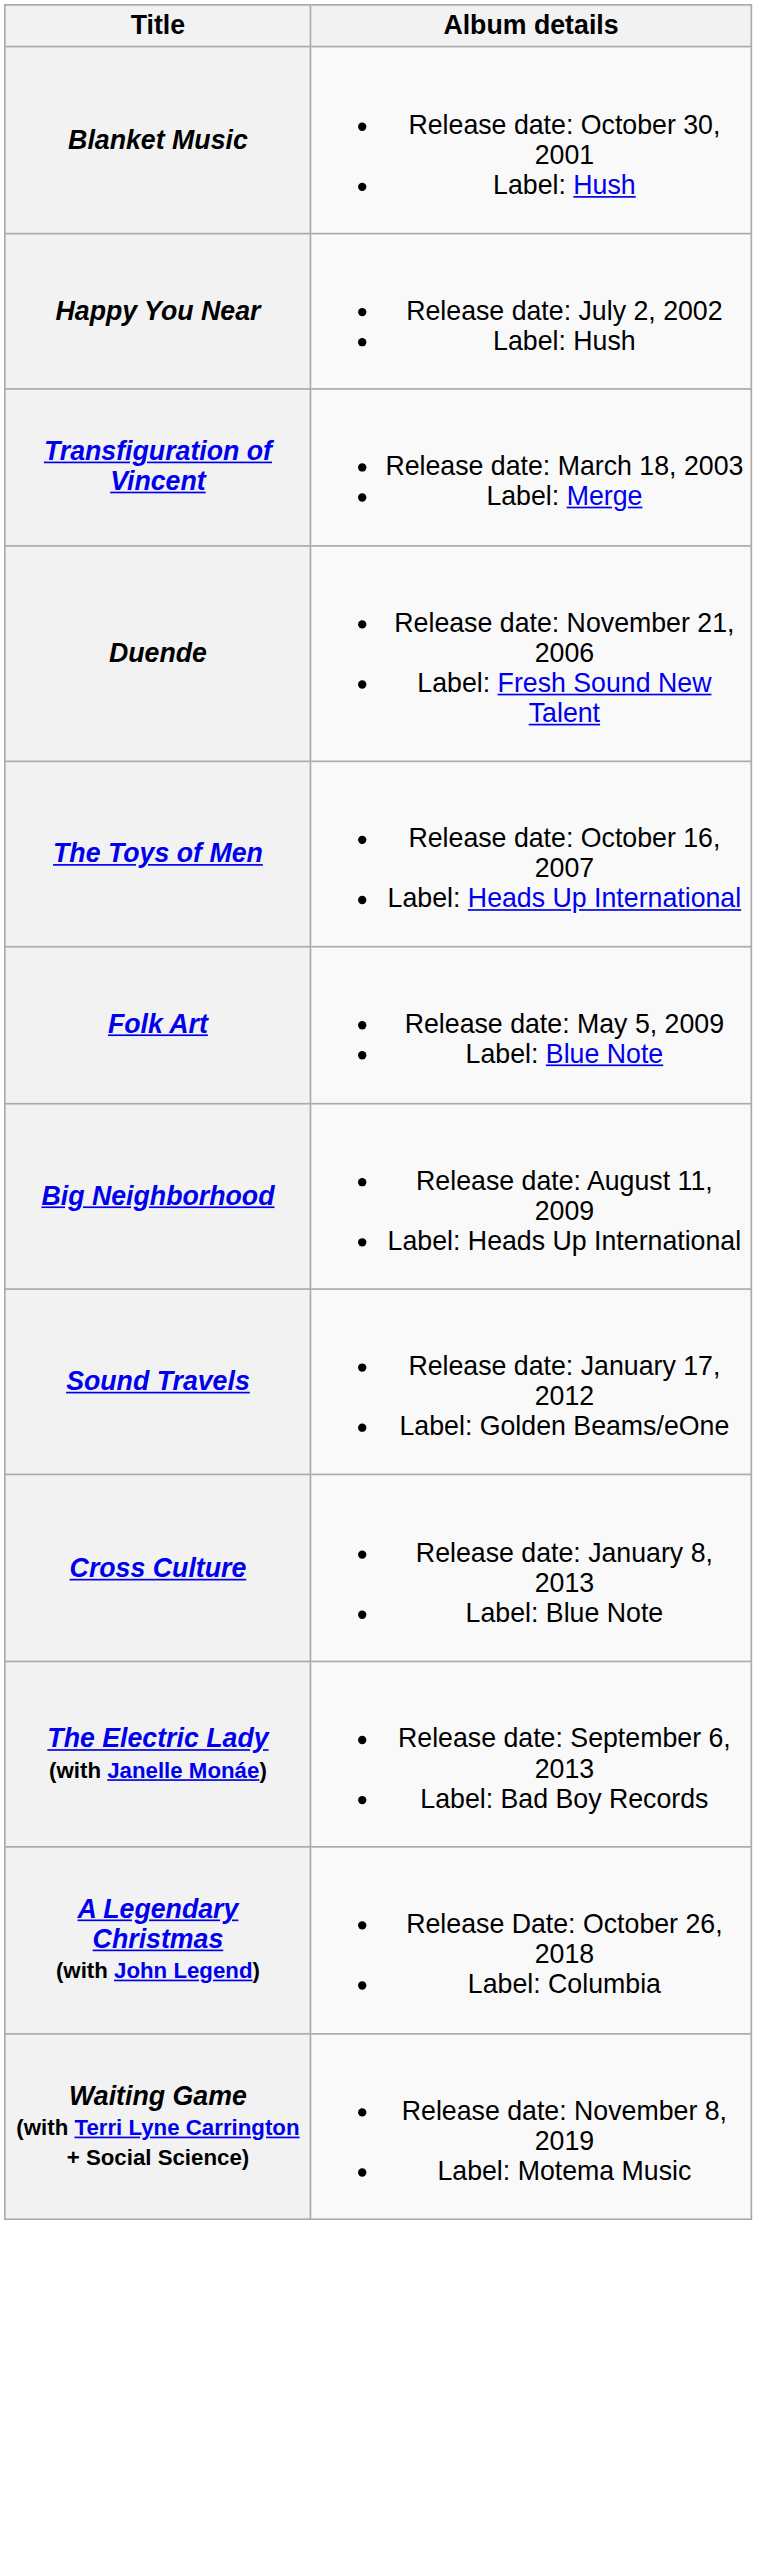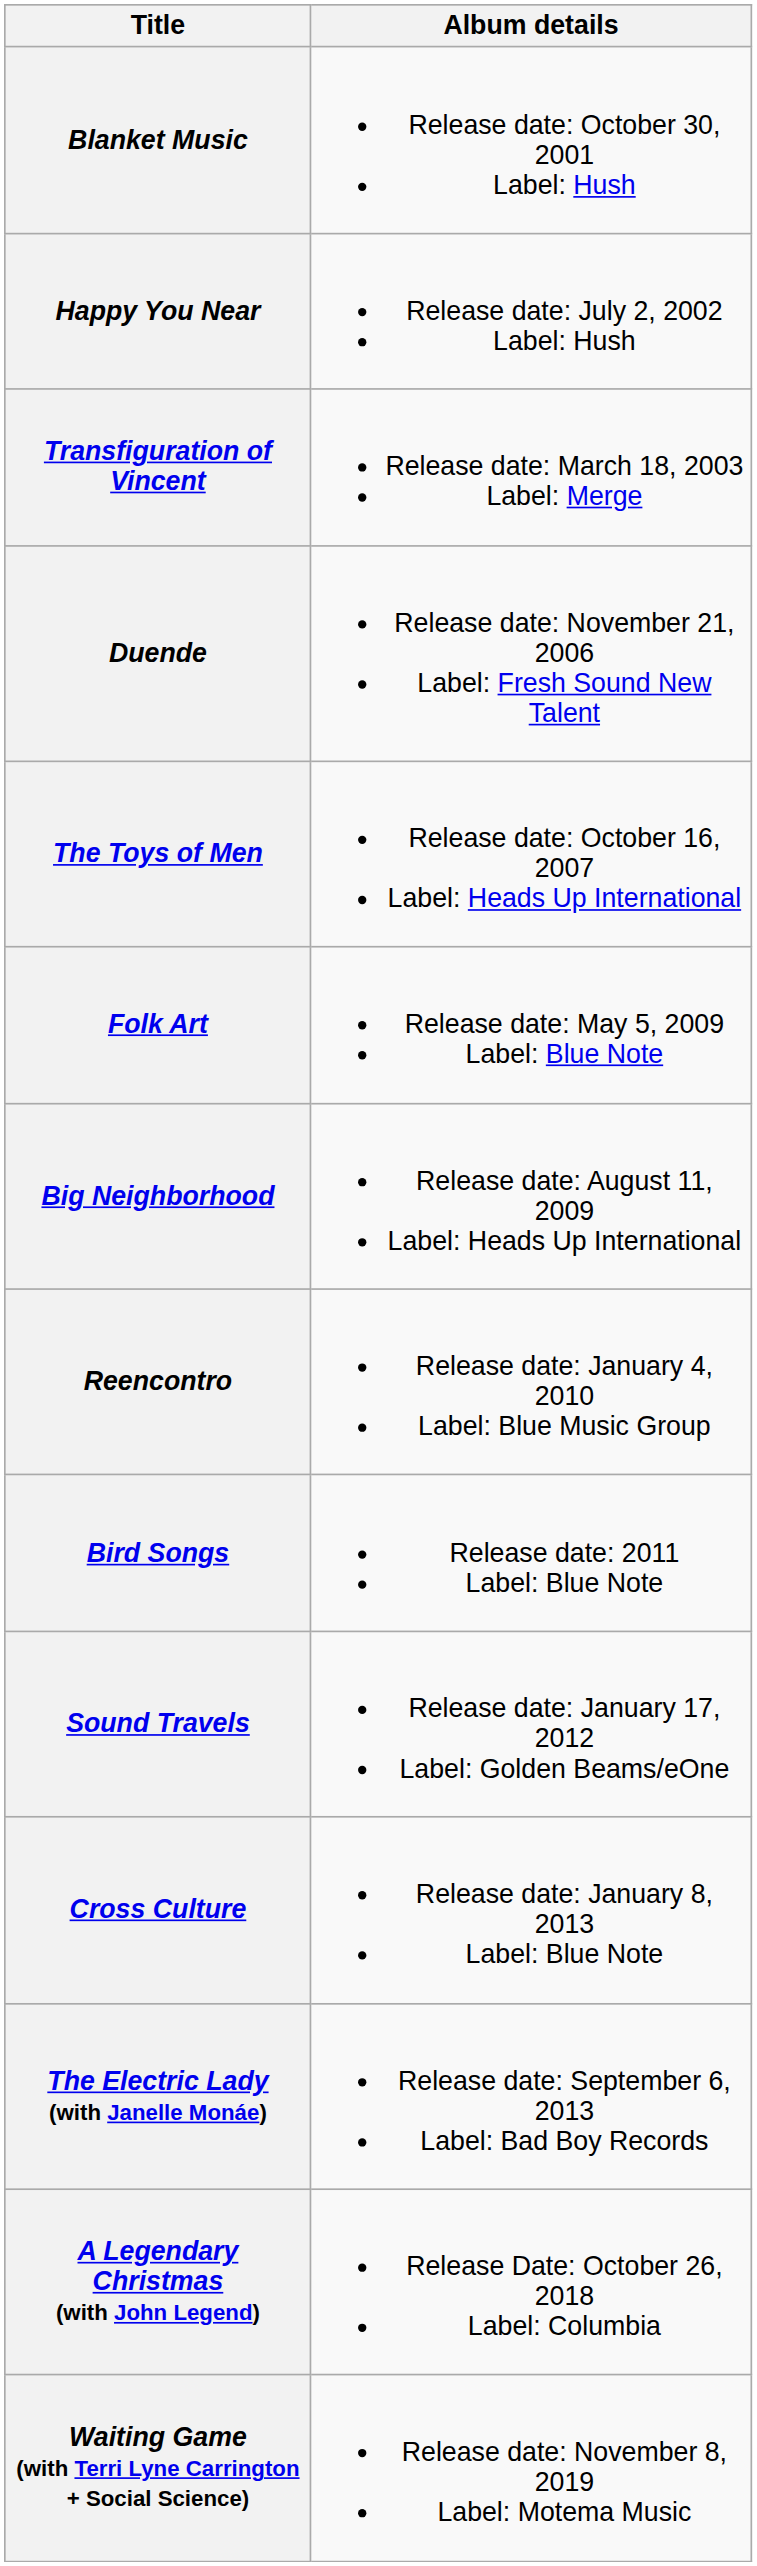+ row: (158, 1381)
+ row: (158, 1552)
